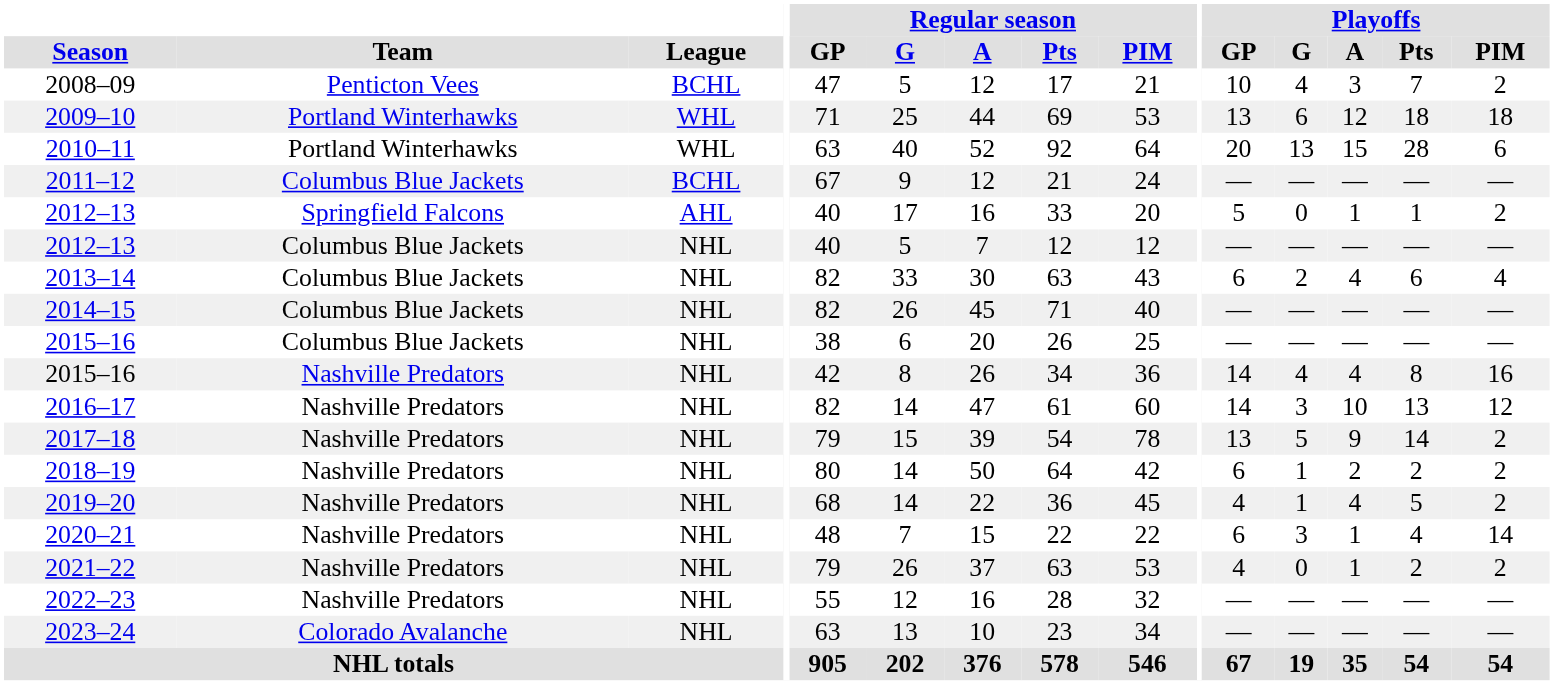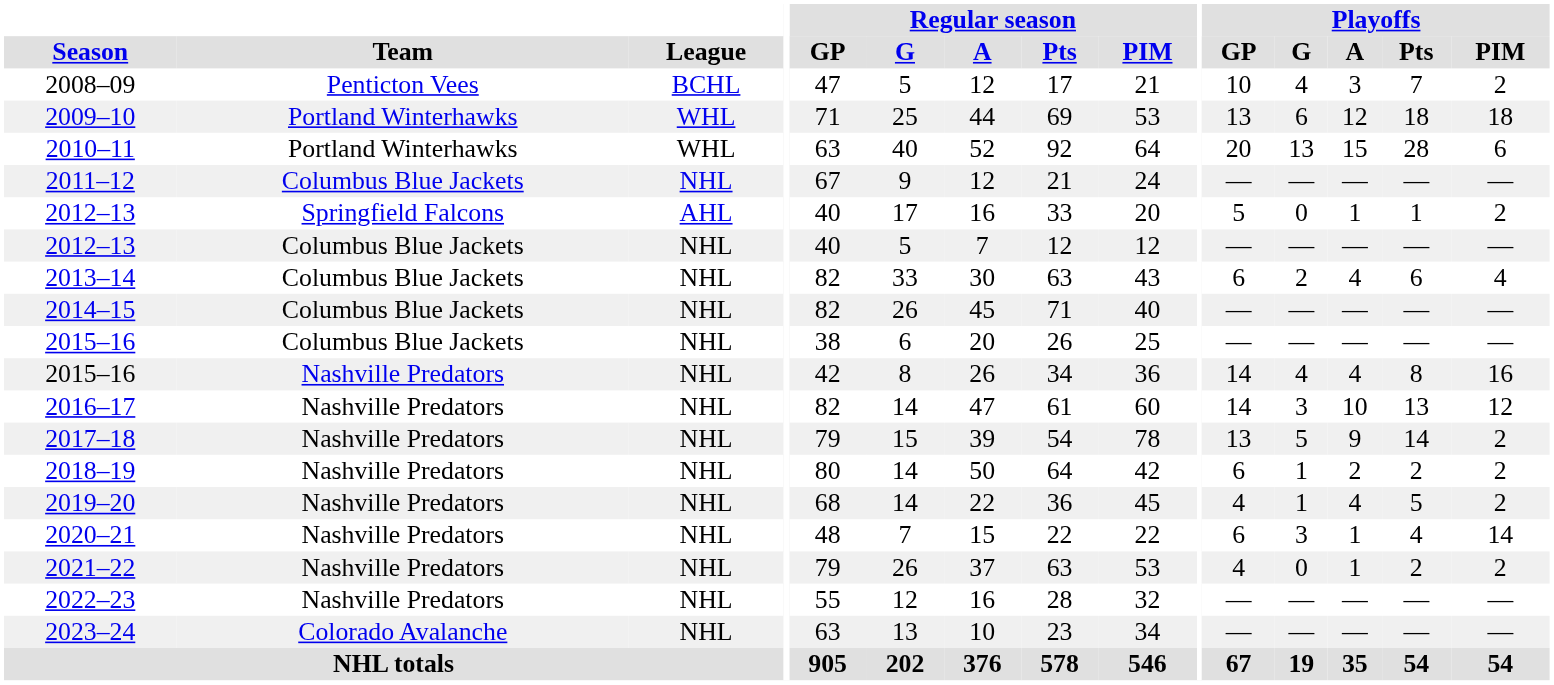(706, 180) BCHL -> (706, 180) NHL
